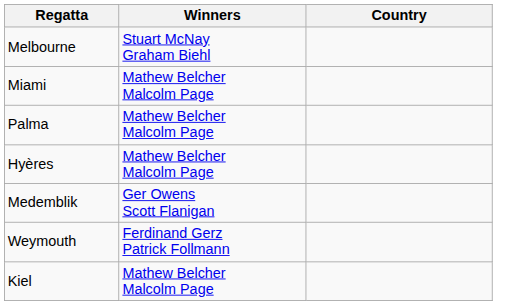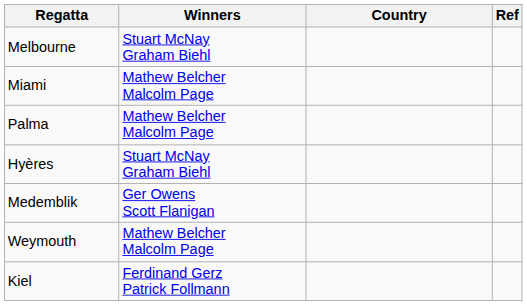+ column: (507, 15)
(174, 163) Mathew Belcher Malcolm Page -> (166, 163) Stuart McNay Graham Biehl
(176, 242) Ferdinand Gerz Patrick Follmann -> (174, 242) Mathew Belcher Malcolm Page
(174, 281) Mathew Belcher Malcolm Page -> (176, 281) Ferdinand Gerz Patrick Follmann
